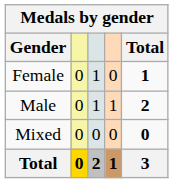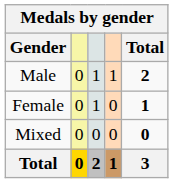rows swapped: (38, 76) <-> (38, 105)
